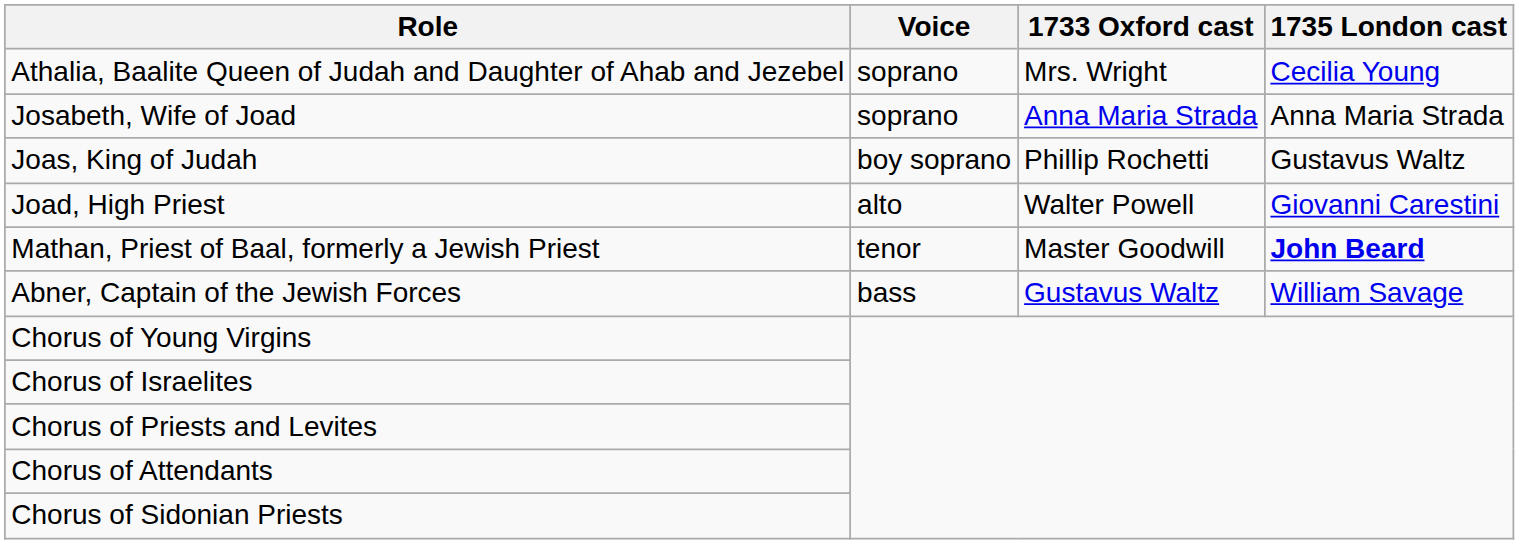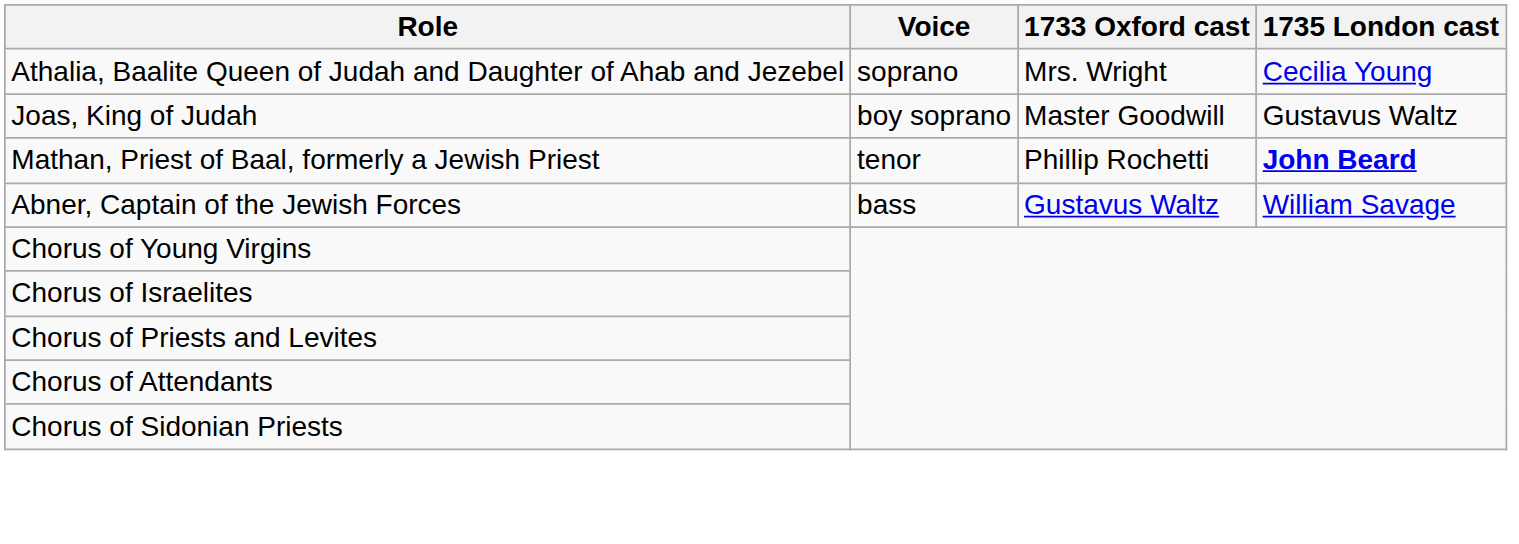- row: (154, 115)
(1117, 159) Phillip Rochetti -> (1124, 115) Master Goodwill
- row: (118, 204)
(1124, 248) Master Goodwill -> (1117, 159) Phillip Rochetti
